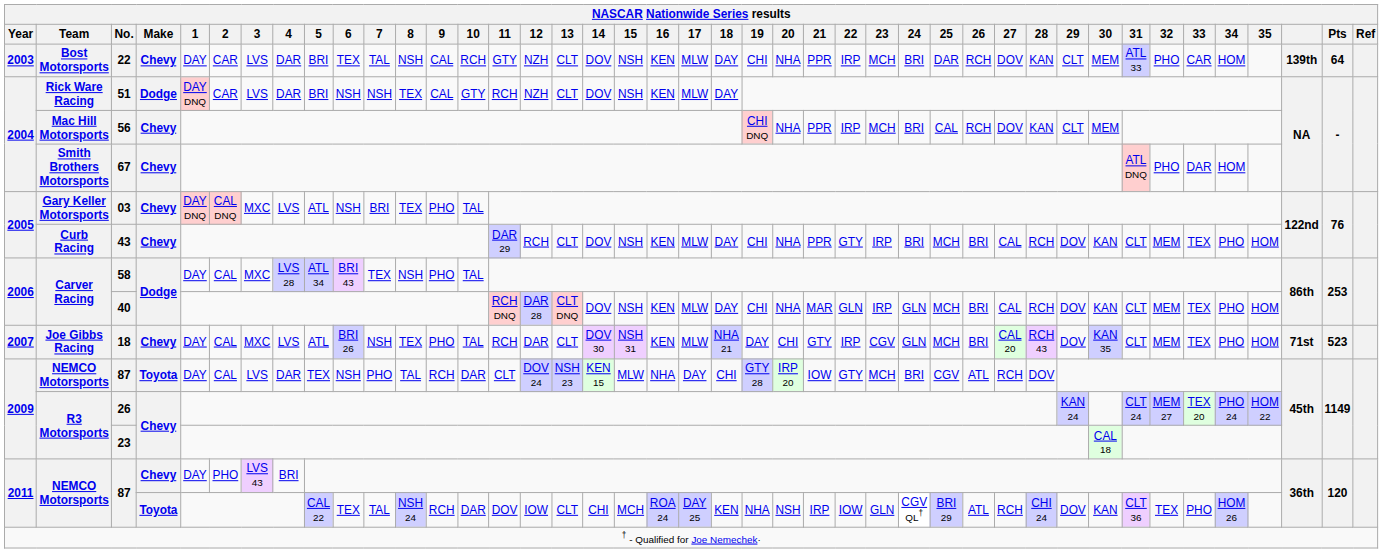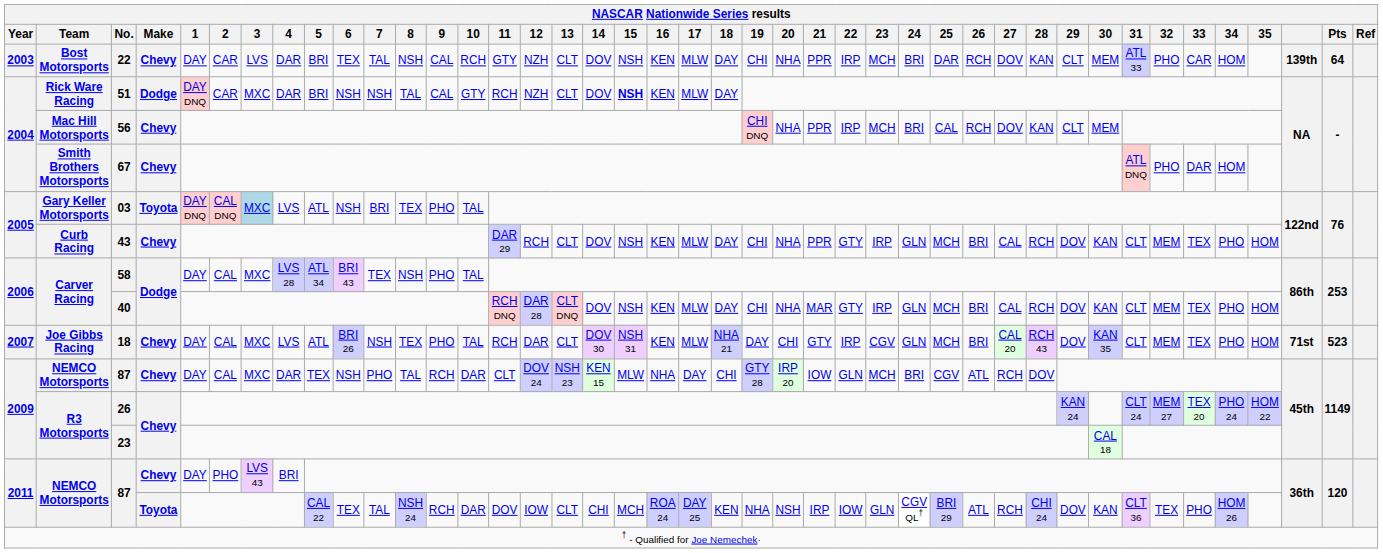(257, 94) LVS -> (257, 94) MXC
(411, 94) TEX -> (411, 94) TAL
(631, 94) normal -> (631, 94) bold
(158, 208) Chevy -> (158, 208) Toyota
(257, 208) no background -> (257, 208) lightblue background
(914, 241) BRI -> (914, 241) GLN
(851, 308) GLN -> (851, 308) GTY
(158, 375) Toyota -> (158, 375) Chevy
(257, 375) LVS -> (257, 375) MXC
(851, 375) GTY -> (851, 375) GLN
